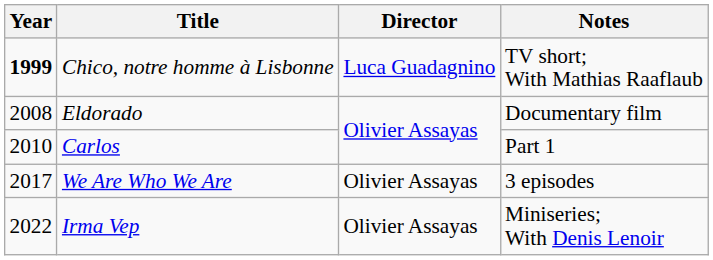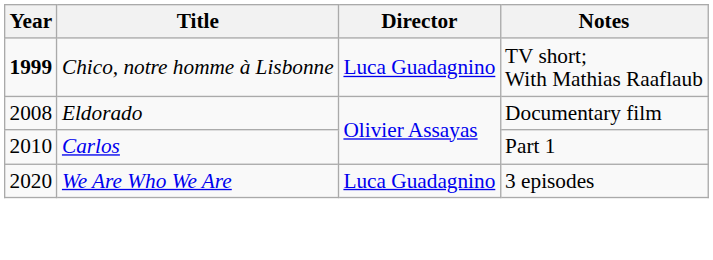(31, 180) 2017 -> (31, 180) 2020
(411, 180) Olivier Assayas -> (419, 180) Luca Guadagnino
- row: (101, 226)
